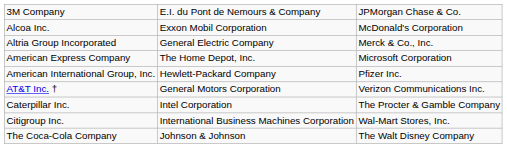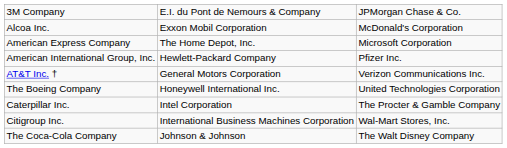- row: (61, 43)
+ row: (54, 89)
